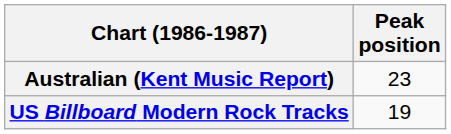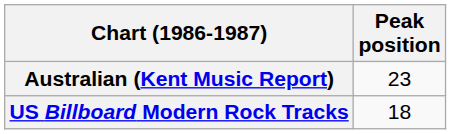(400, 111) 19 -> (400, 111) 18
